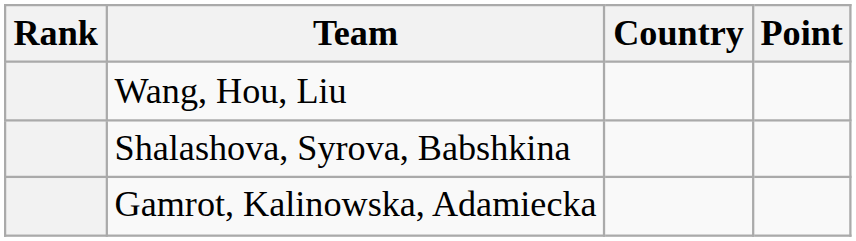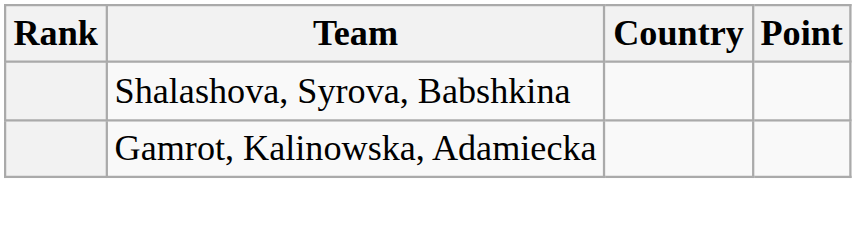- row: (231, 90)
